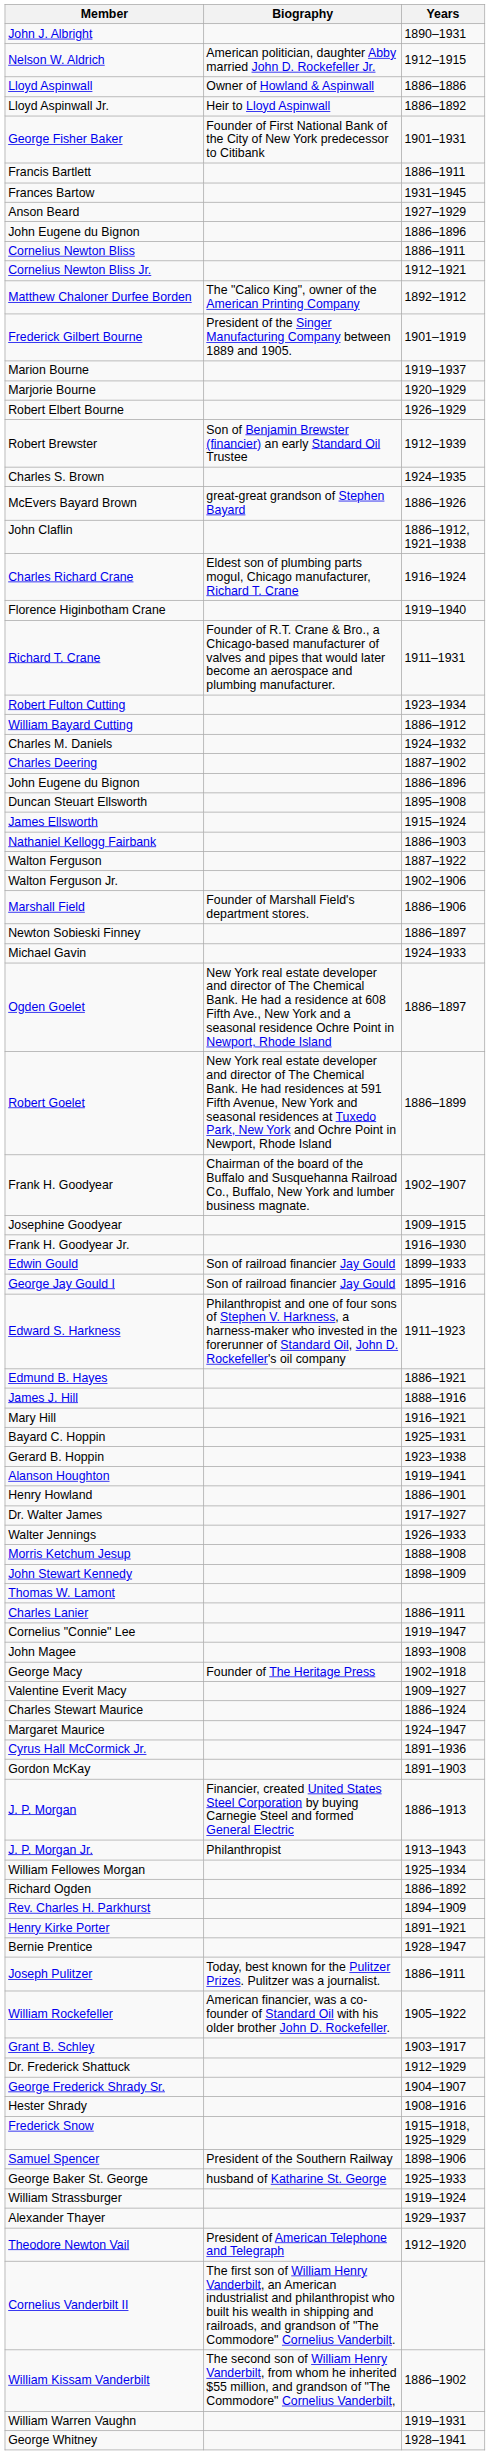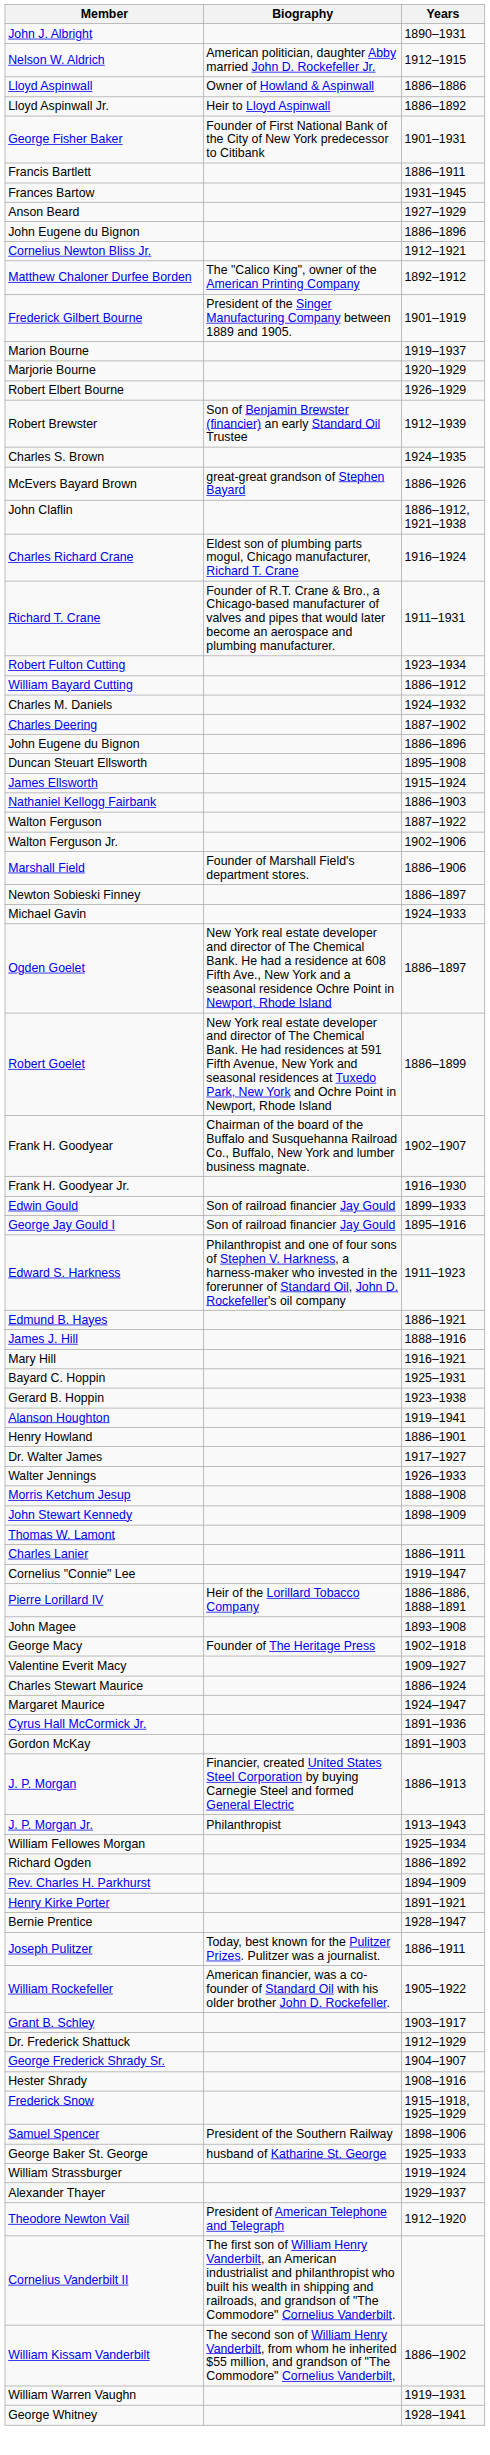- row: (71, 251)
- row: (87, 610)
- row: (65, 1225)
+ row: (56, 1600)
